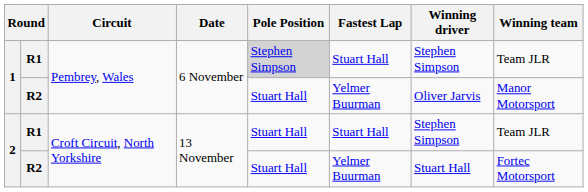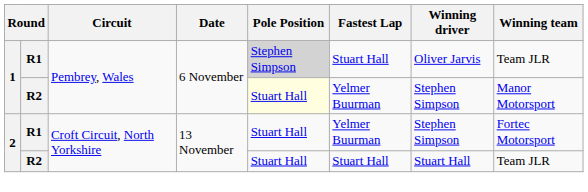(437, 58) Stephen Simpson -> (447, 58) Oliver Jarvis
(279, 95) no background -> (279, 95) lightyellow background
(447, 95) Oliver Jarvis -> (437, 95) Stephen Simpson
(361, 131) Stuart Hall -> (356, 131) Yelmer Buurman
(523, 131) Team JLR -> (526, 131) Fortec Motorsport
(356, 168) Yelmer Buurman -> (361, 160) Stuart Hall
(526, 168) Fortec Motorsport -> (523, 160) Team JLR
